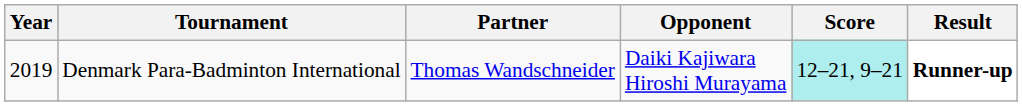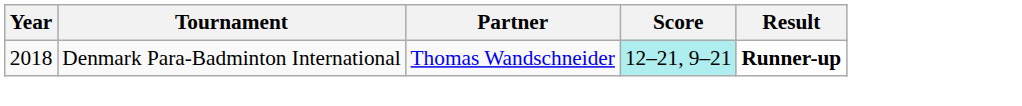- column: (706, 22)
(31, 70) 2019 -> (31, 57) 2018
